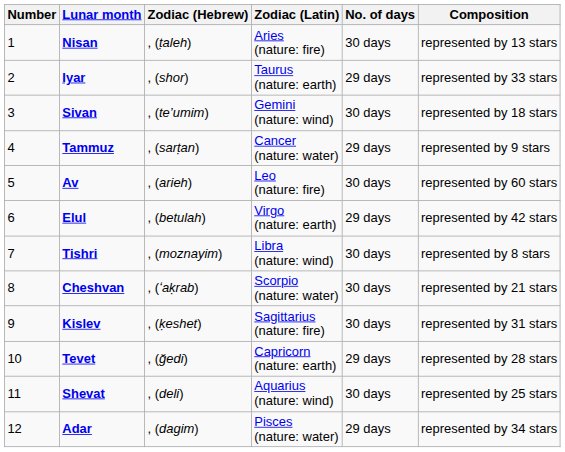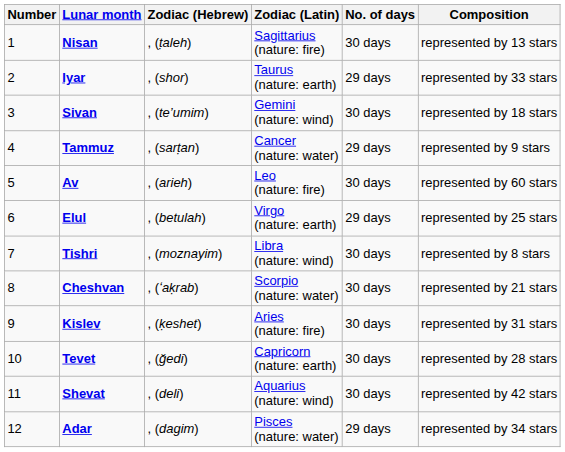(290, 42) Aries (nature: fire) -> (290, 42) Sagittarius (nature: fire)
(489, 218) represented by 42 stars -> (489, 218) represented by 25 stars
(290, 323) Sagittarius (nature: fire) -> (290, 323) Aries (nature: fire)
(368, 358) 29 days -> (368, 358) 30 days
(489, 393) represented by 25 stars -> (489, 393) represented by 42 stars
